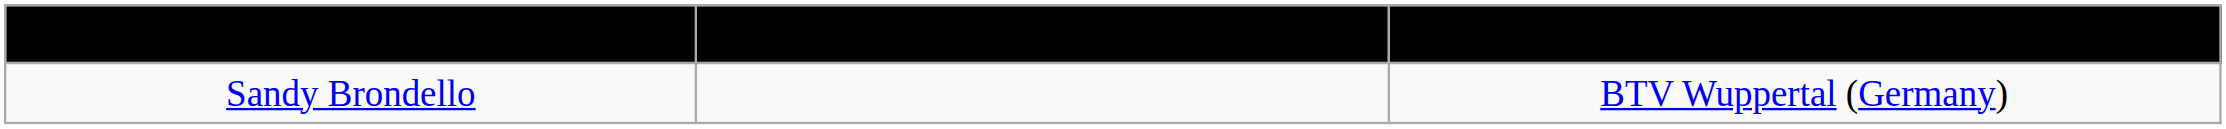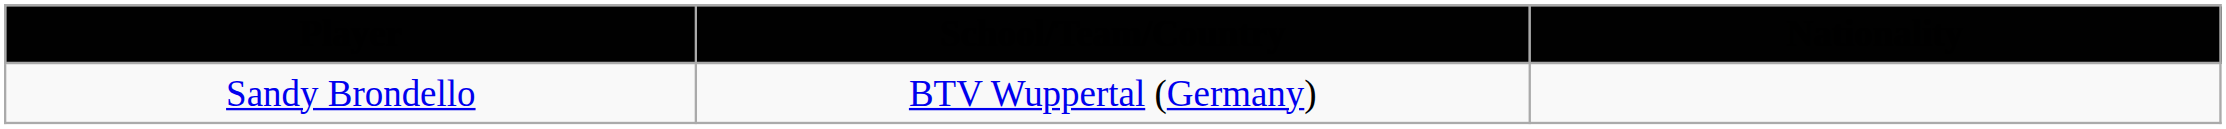columns swapped: (1042, 33) <-> (1804, 33)
